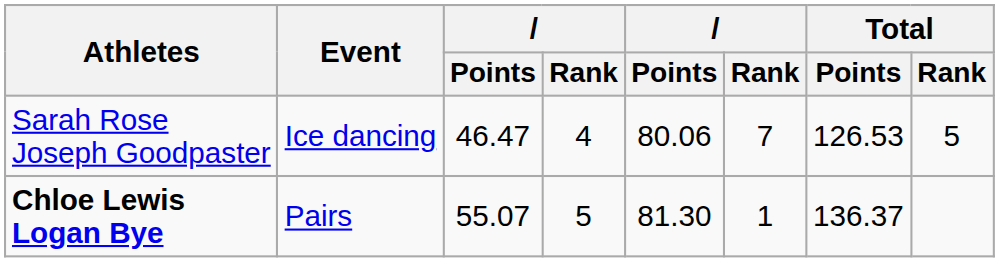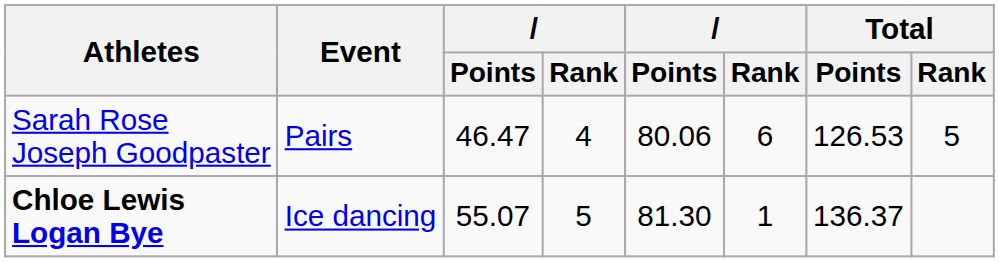(360, 136) Ice dancing -> (318, 136) Pairs
(765, 136) 7 -> (765, 136) 6
(318, 216) Pairs -> (360, 216) Ice dancing
